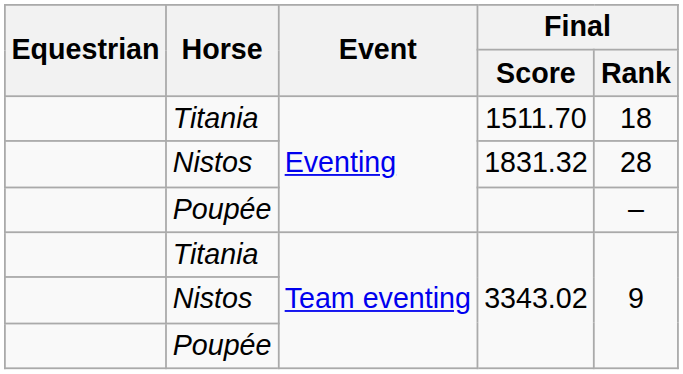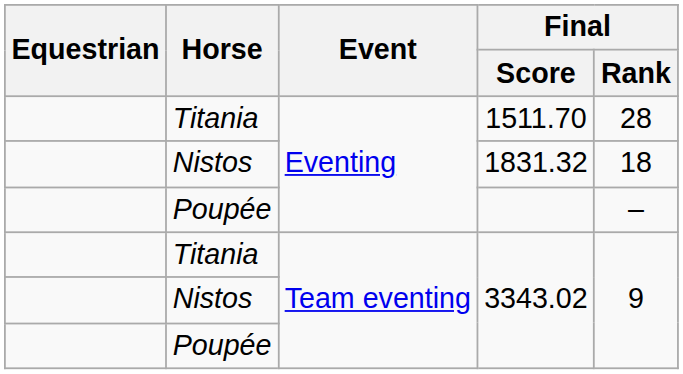(636, 118) 18 -> (636, 118) 28
(636, 163) 28 -> (636, 163) 18
